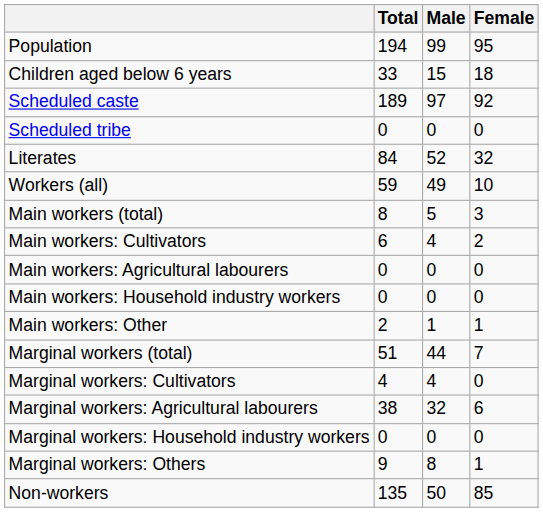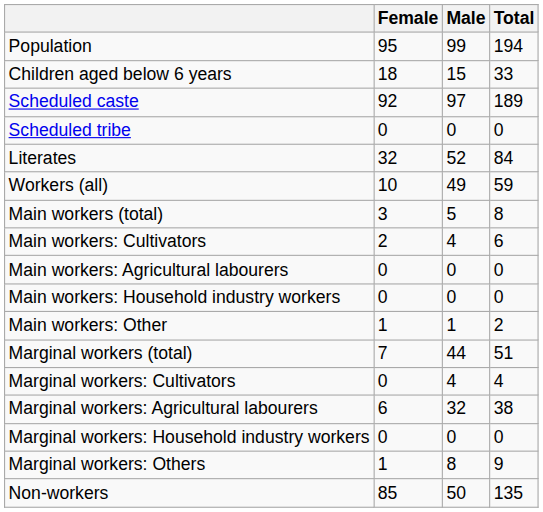columns swapped: (398, 18) <-> (504, 18)
